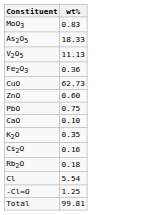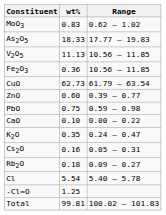+ column: (124, 11)
